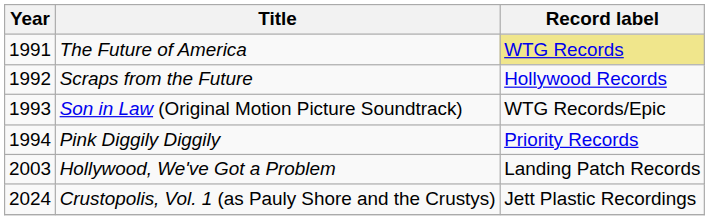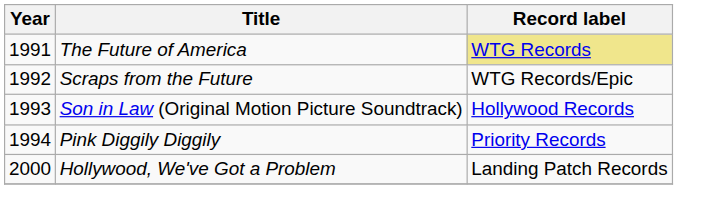(586, 79) Hollywood Records -> (552, 79) WTG Records/Epic
(585, 109) WTG Records/Epic -> (553, 109) Hollywood Records
(30, 169) 2003 -> (30, 169) 2000
- row: (278, 199)
